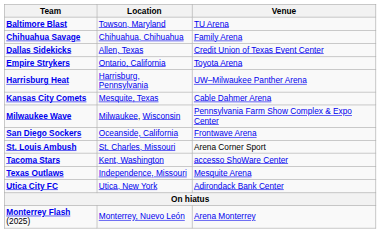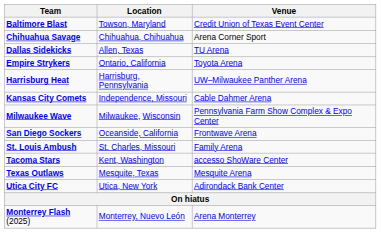(211, 24) TU Arena -> (259, 24) Credit Union of Texas Event Center
(218, 37) Family Arena -> (230, 37) Arena Corner Sport
(259, 50) Credit Union of Texas Event Center -> (211, 50) TU Arena
(129, 98) Mesquite, Texas -> (143, 98) Independence, Missouri
(230, 146) Arena Corner Sport -> (218, 146) Family Arena
(143, 173) Independence, Missouri -> (129, 173) Mesquite, Texas
